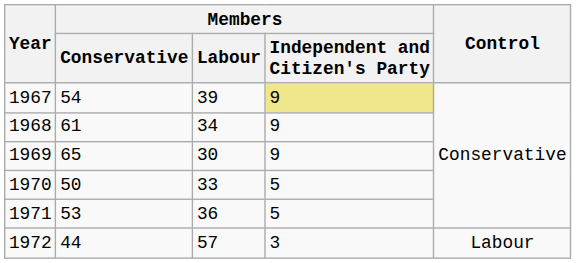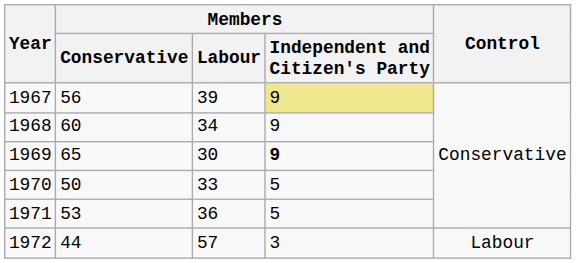(71, 98) 54 -> (71, 98) 56
(71, 127) 61 -> (71, 127) 60
(275, 156) normal -> (275, 156) bold
